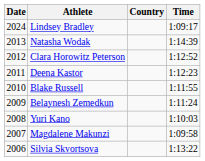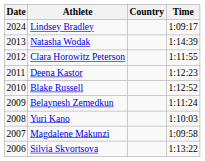(183, 57) 1:12:52 -> (183, 57) 1:11:55
(183, 88) 1:11:55 -> (183, 88) 1:12:52
